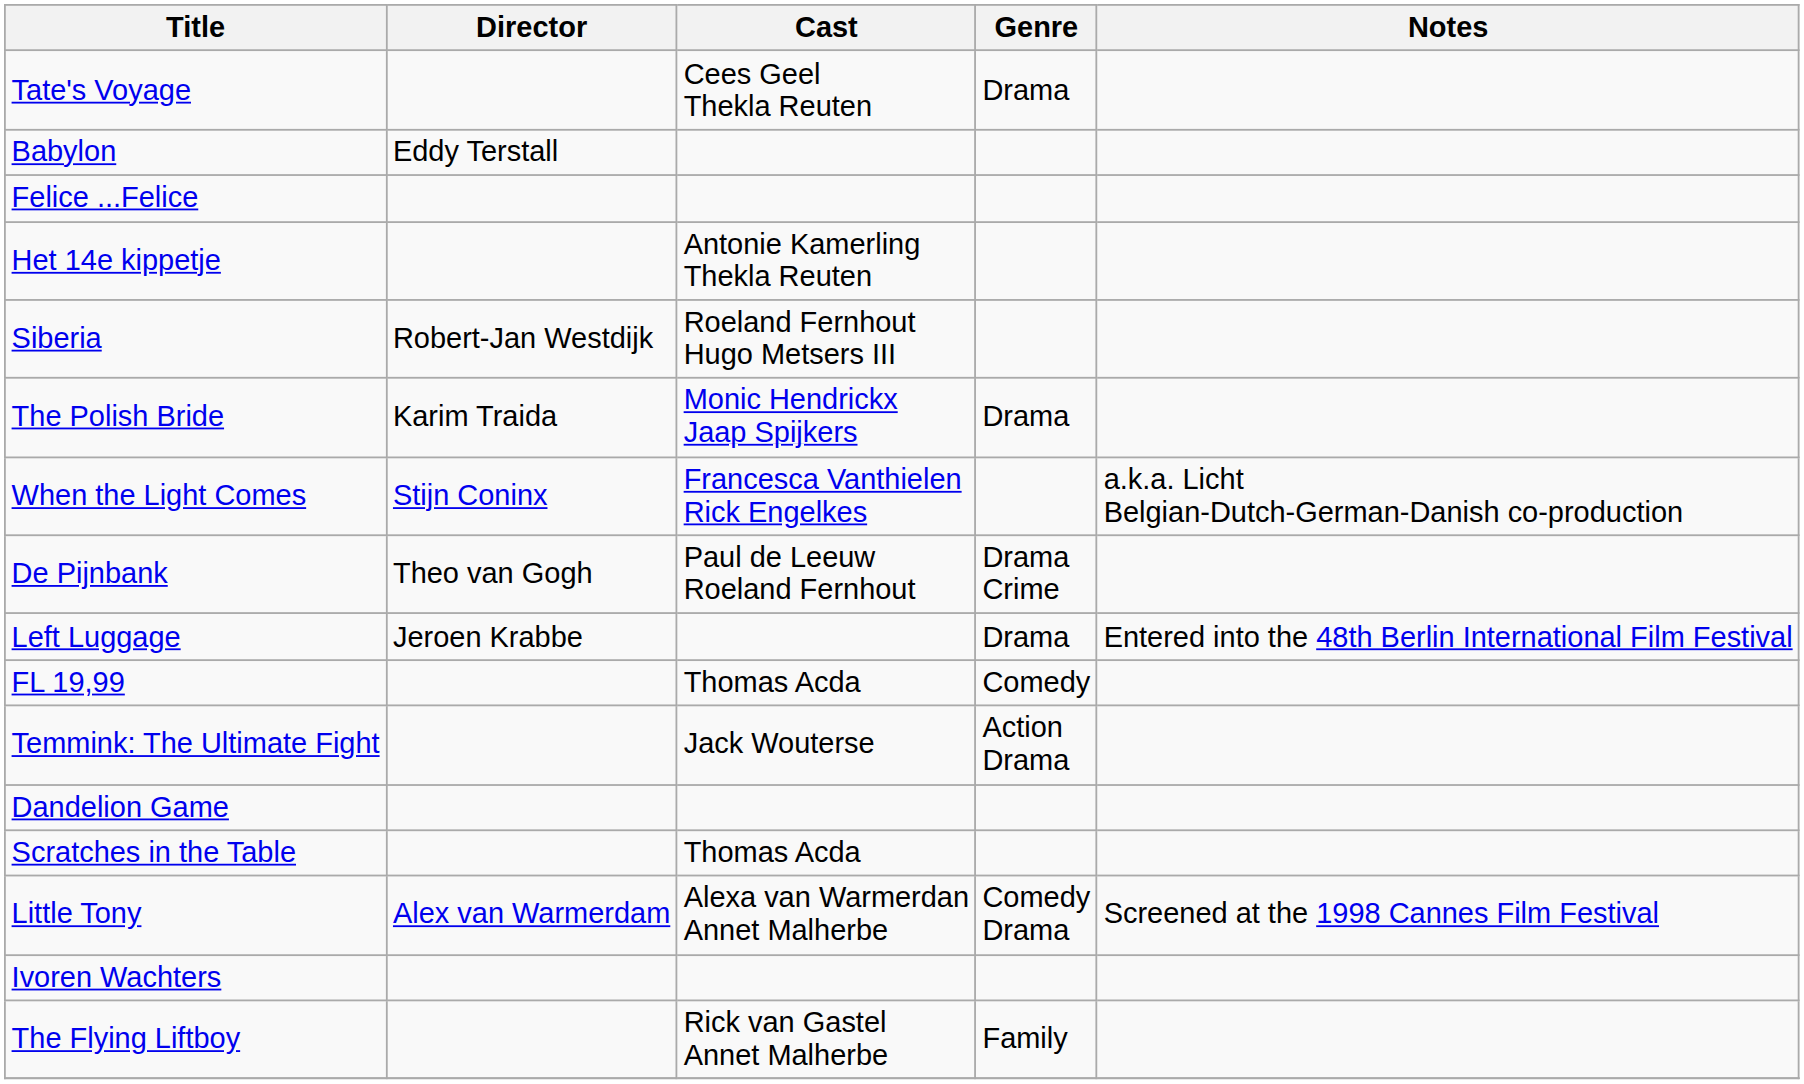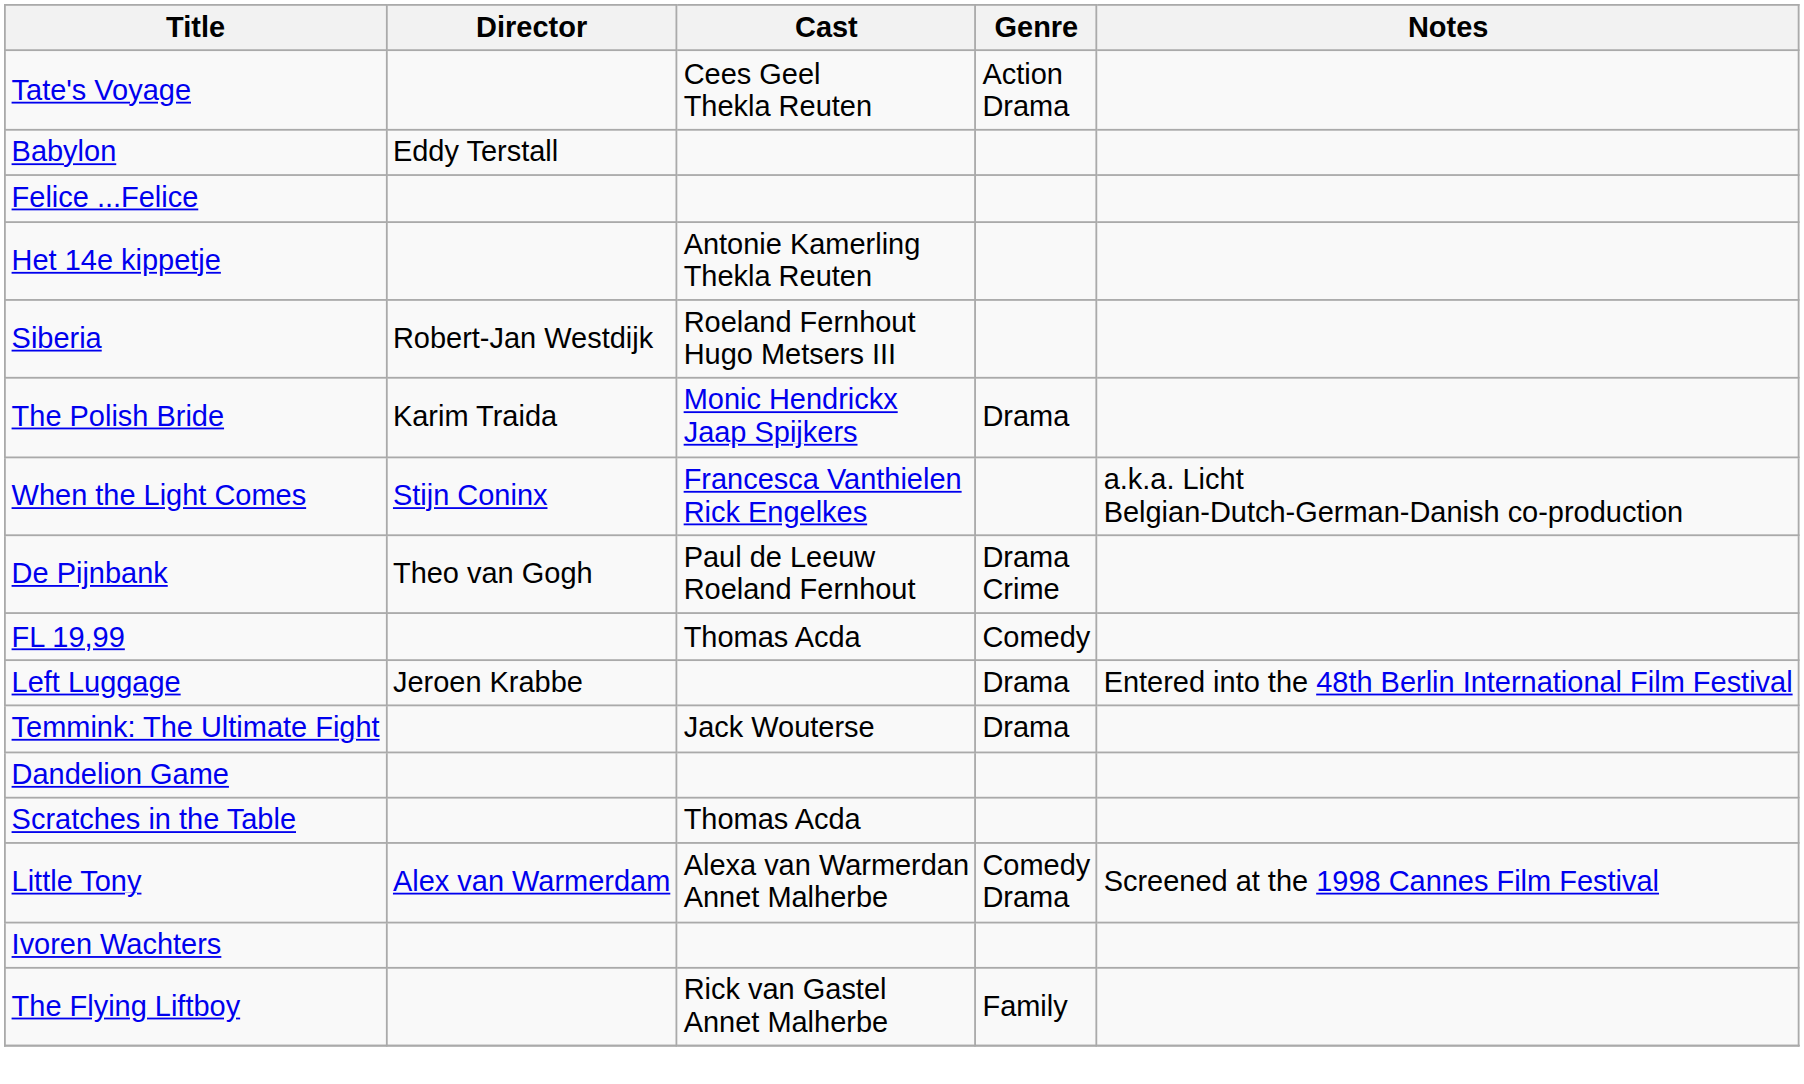(1026, 89) Drama -> (1026, 89) Action Drama
rows swapped: (68, 682) <-> (96, 636)
(1026, 744) Action Drama -> (1026, 728) Drama
